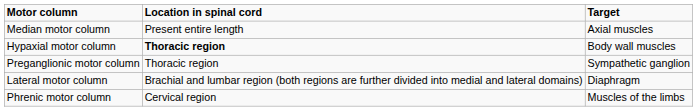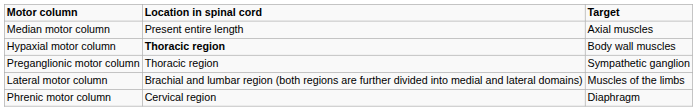(614, 81) Diaphragm -> (636, 81) Muscles of the limbs
(636, 98) Muscles of the limbs -> (614, 98) Diaphragm
